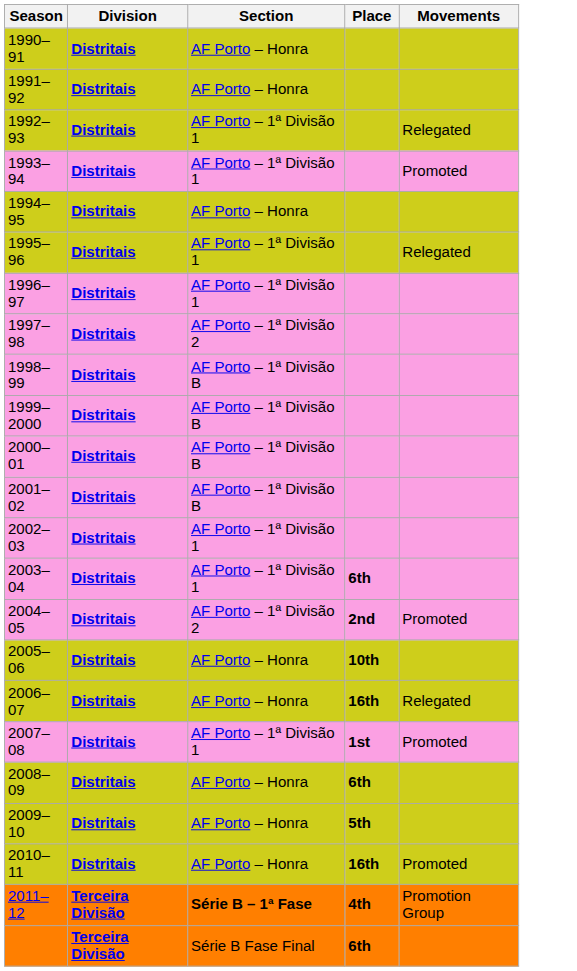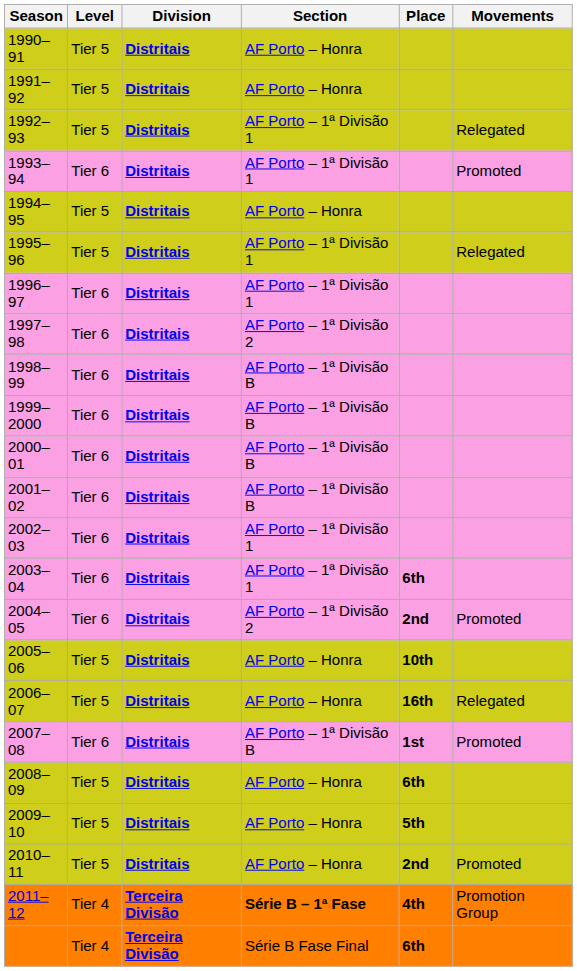+ column: (95, 16)
(263, 741) AF Porto – 1ª Divisão 1 -> (317, 741) AF Porto – 1ª Divisão B
(364, 864) 16th -> (416, 864) 2nd
